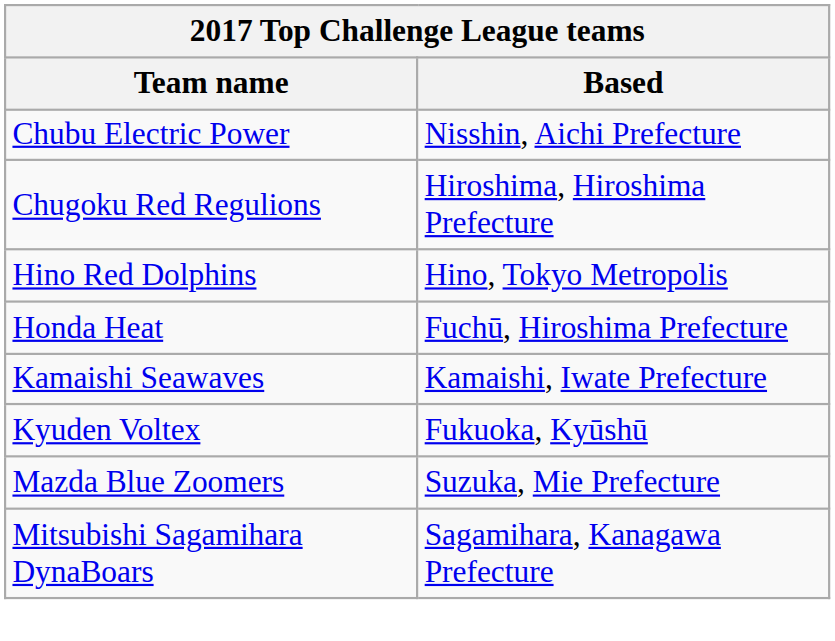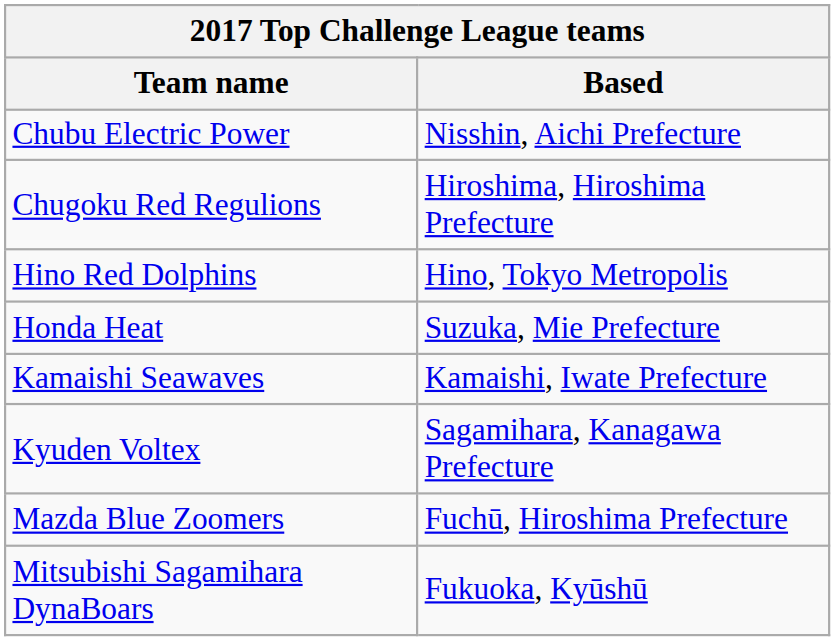(606, 326) Fuchū, Hiroshima Prefecture -> (572, 326) Suzuka, Mie Prefecture
(536, 430) Fukuoka, Kyūshū -> (573, 448) Sagamihara, Kanagawa Prefecture
(572, 482) Suzuka, Mie Prefecture -> (606, 519) Fuchū, Hiroshima Prefecture
(573, 552) Sagamihara, Kanagawa Prefecture -> (536, 589) Fukuoka, Kyūshū
